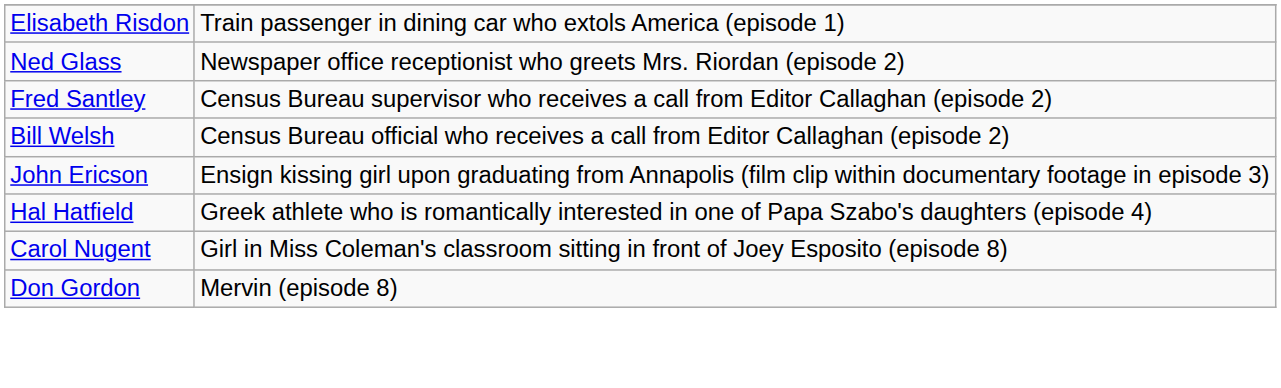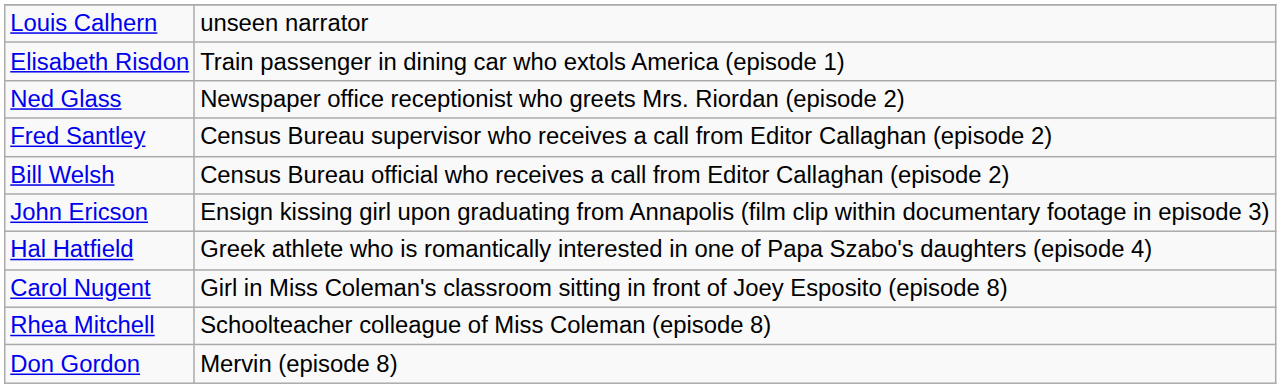+ row: (84, 23)
+ row: (82, 325)
